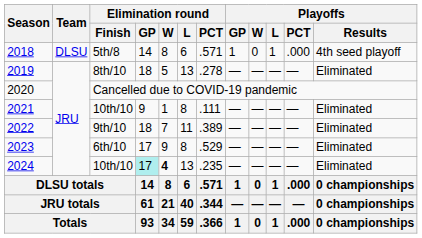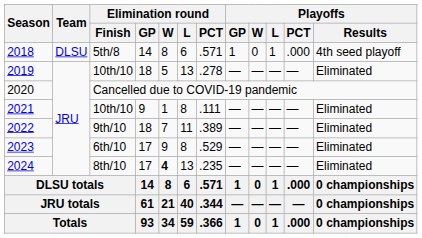(110, 71) 8th/10 -> (113, 71) 10th/10
(113, 166) 10th/10 -> (110, 166) 8th/10
(145, 166) paleturquoise background -> (145, 166) no background
